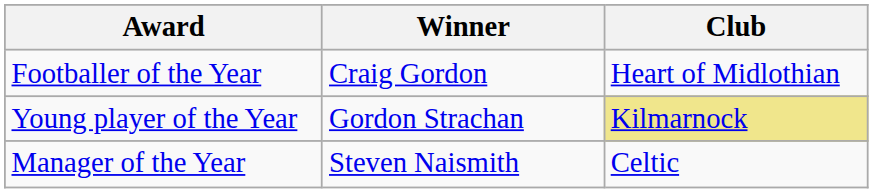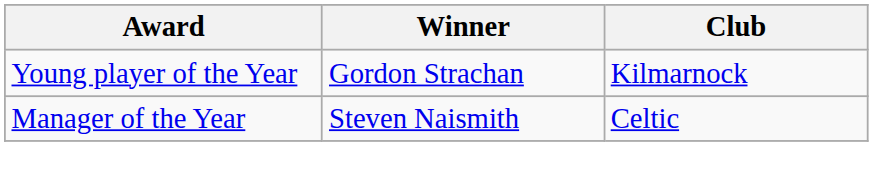- row: (136, 72)
(679, 118) khaki background -> (679, 72) no background
